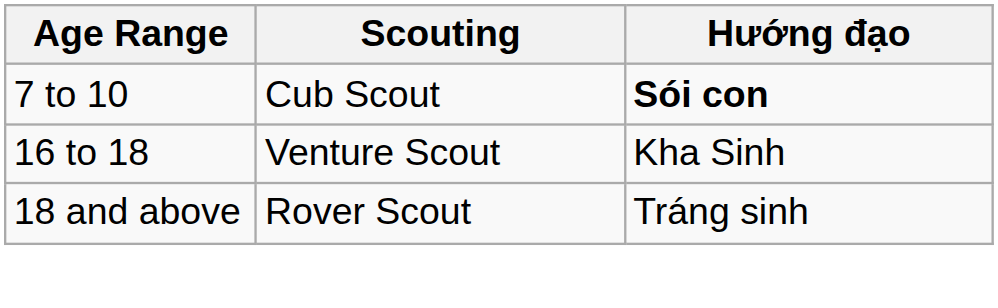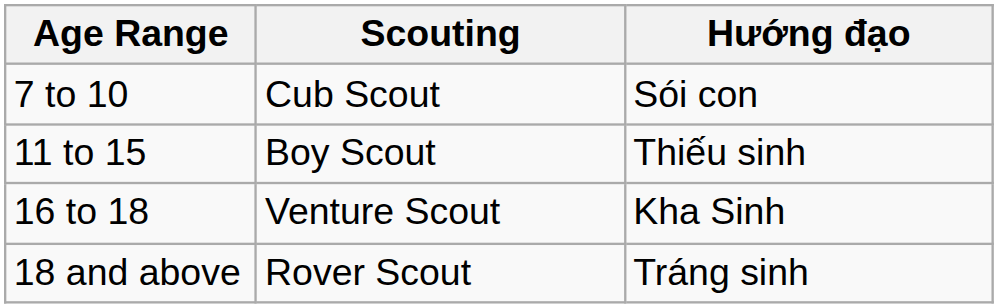(701, 93) bold -> (696, 93) normal
+ row: (80, 152)
